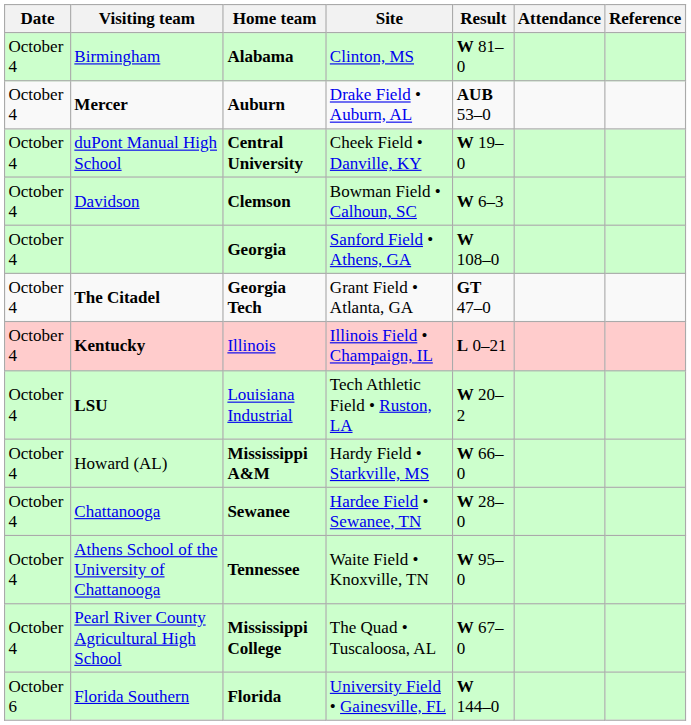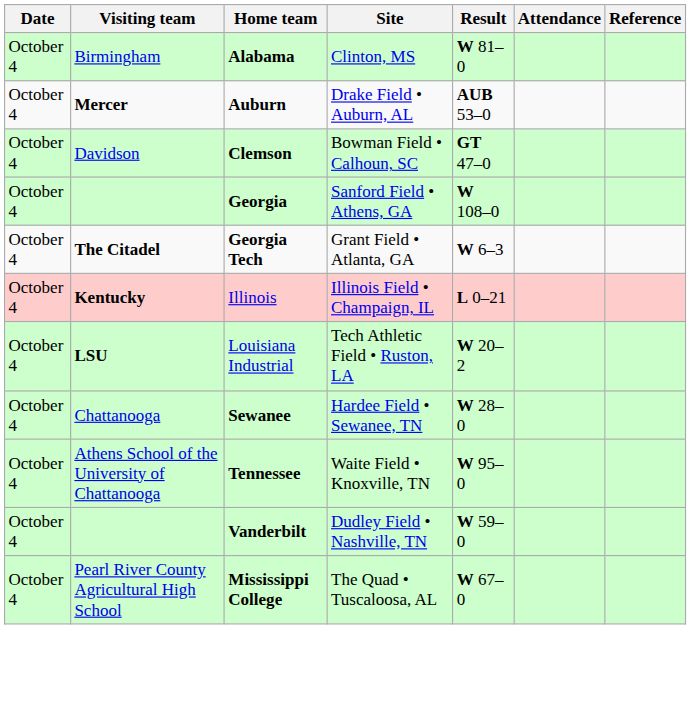- row: (265, 153)
(480, 201) W 6–3 -> (474, 153) GT 47–0
(474, 298) GT 47–0 -> (480, 249) W 6–3
- row: (268, 462)
+ row: (267, 531)
- row: (254, 696)
